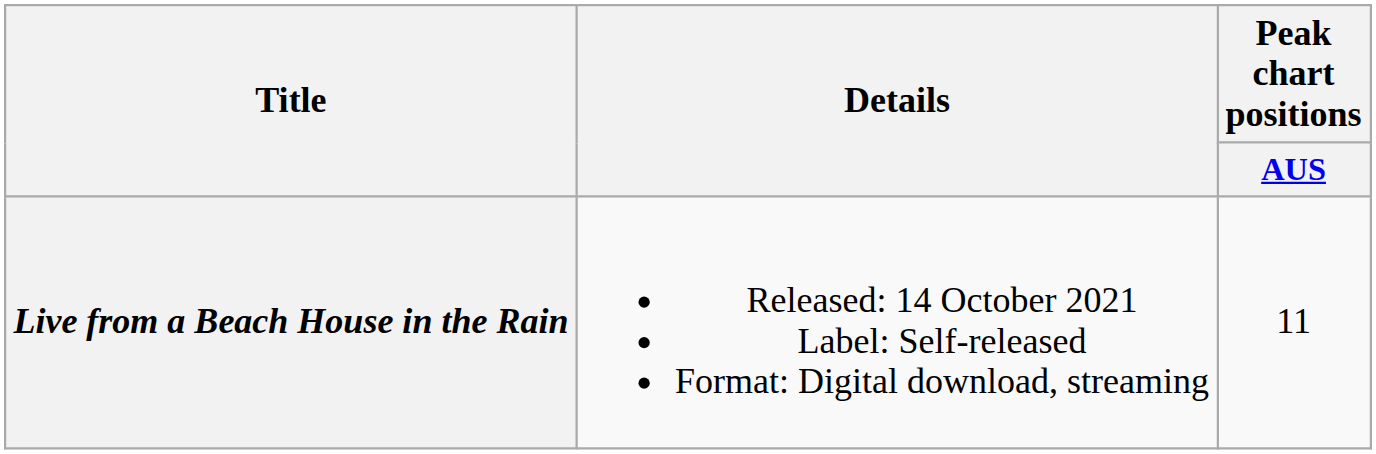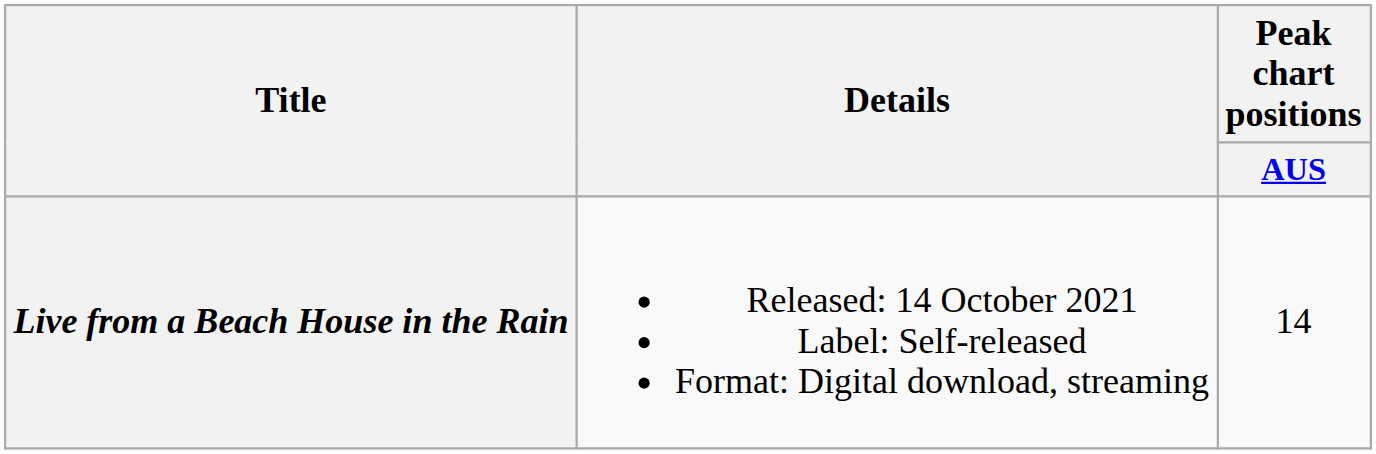(1294, 321) 11 -> (1294, 321) 14
